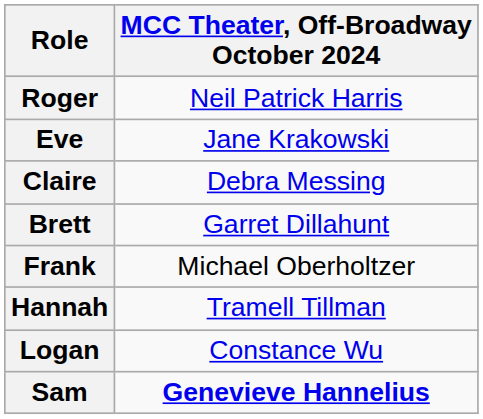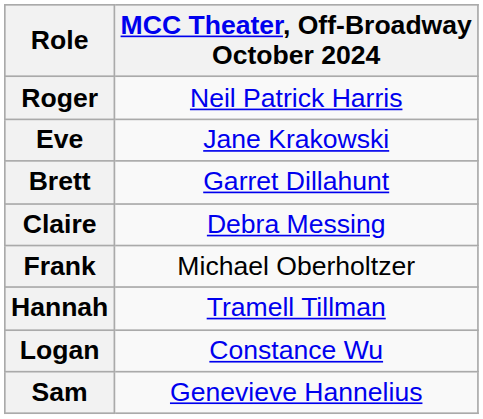rows swapped: (60, 181) <-> (60, 223)
(296, 392) bold -> (296, 392) normal
